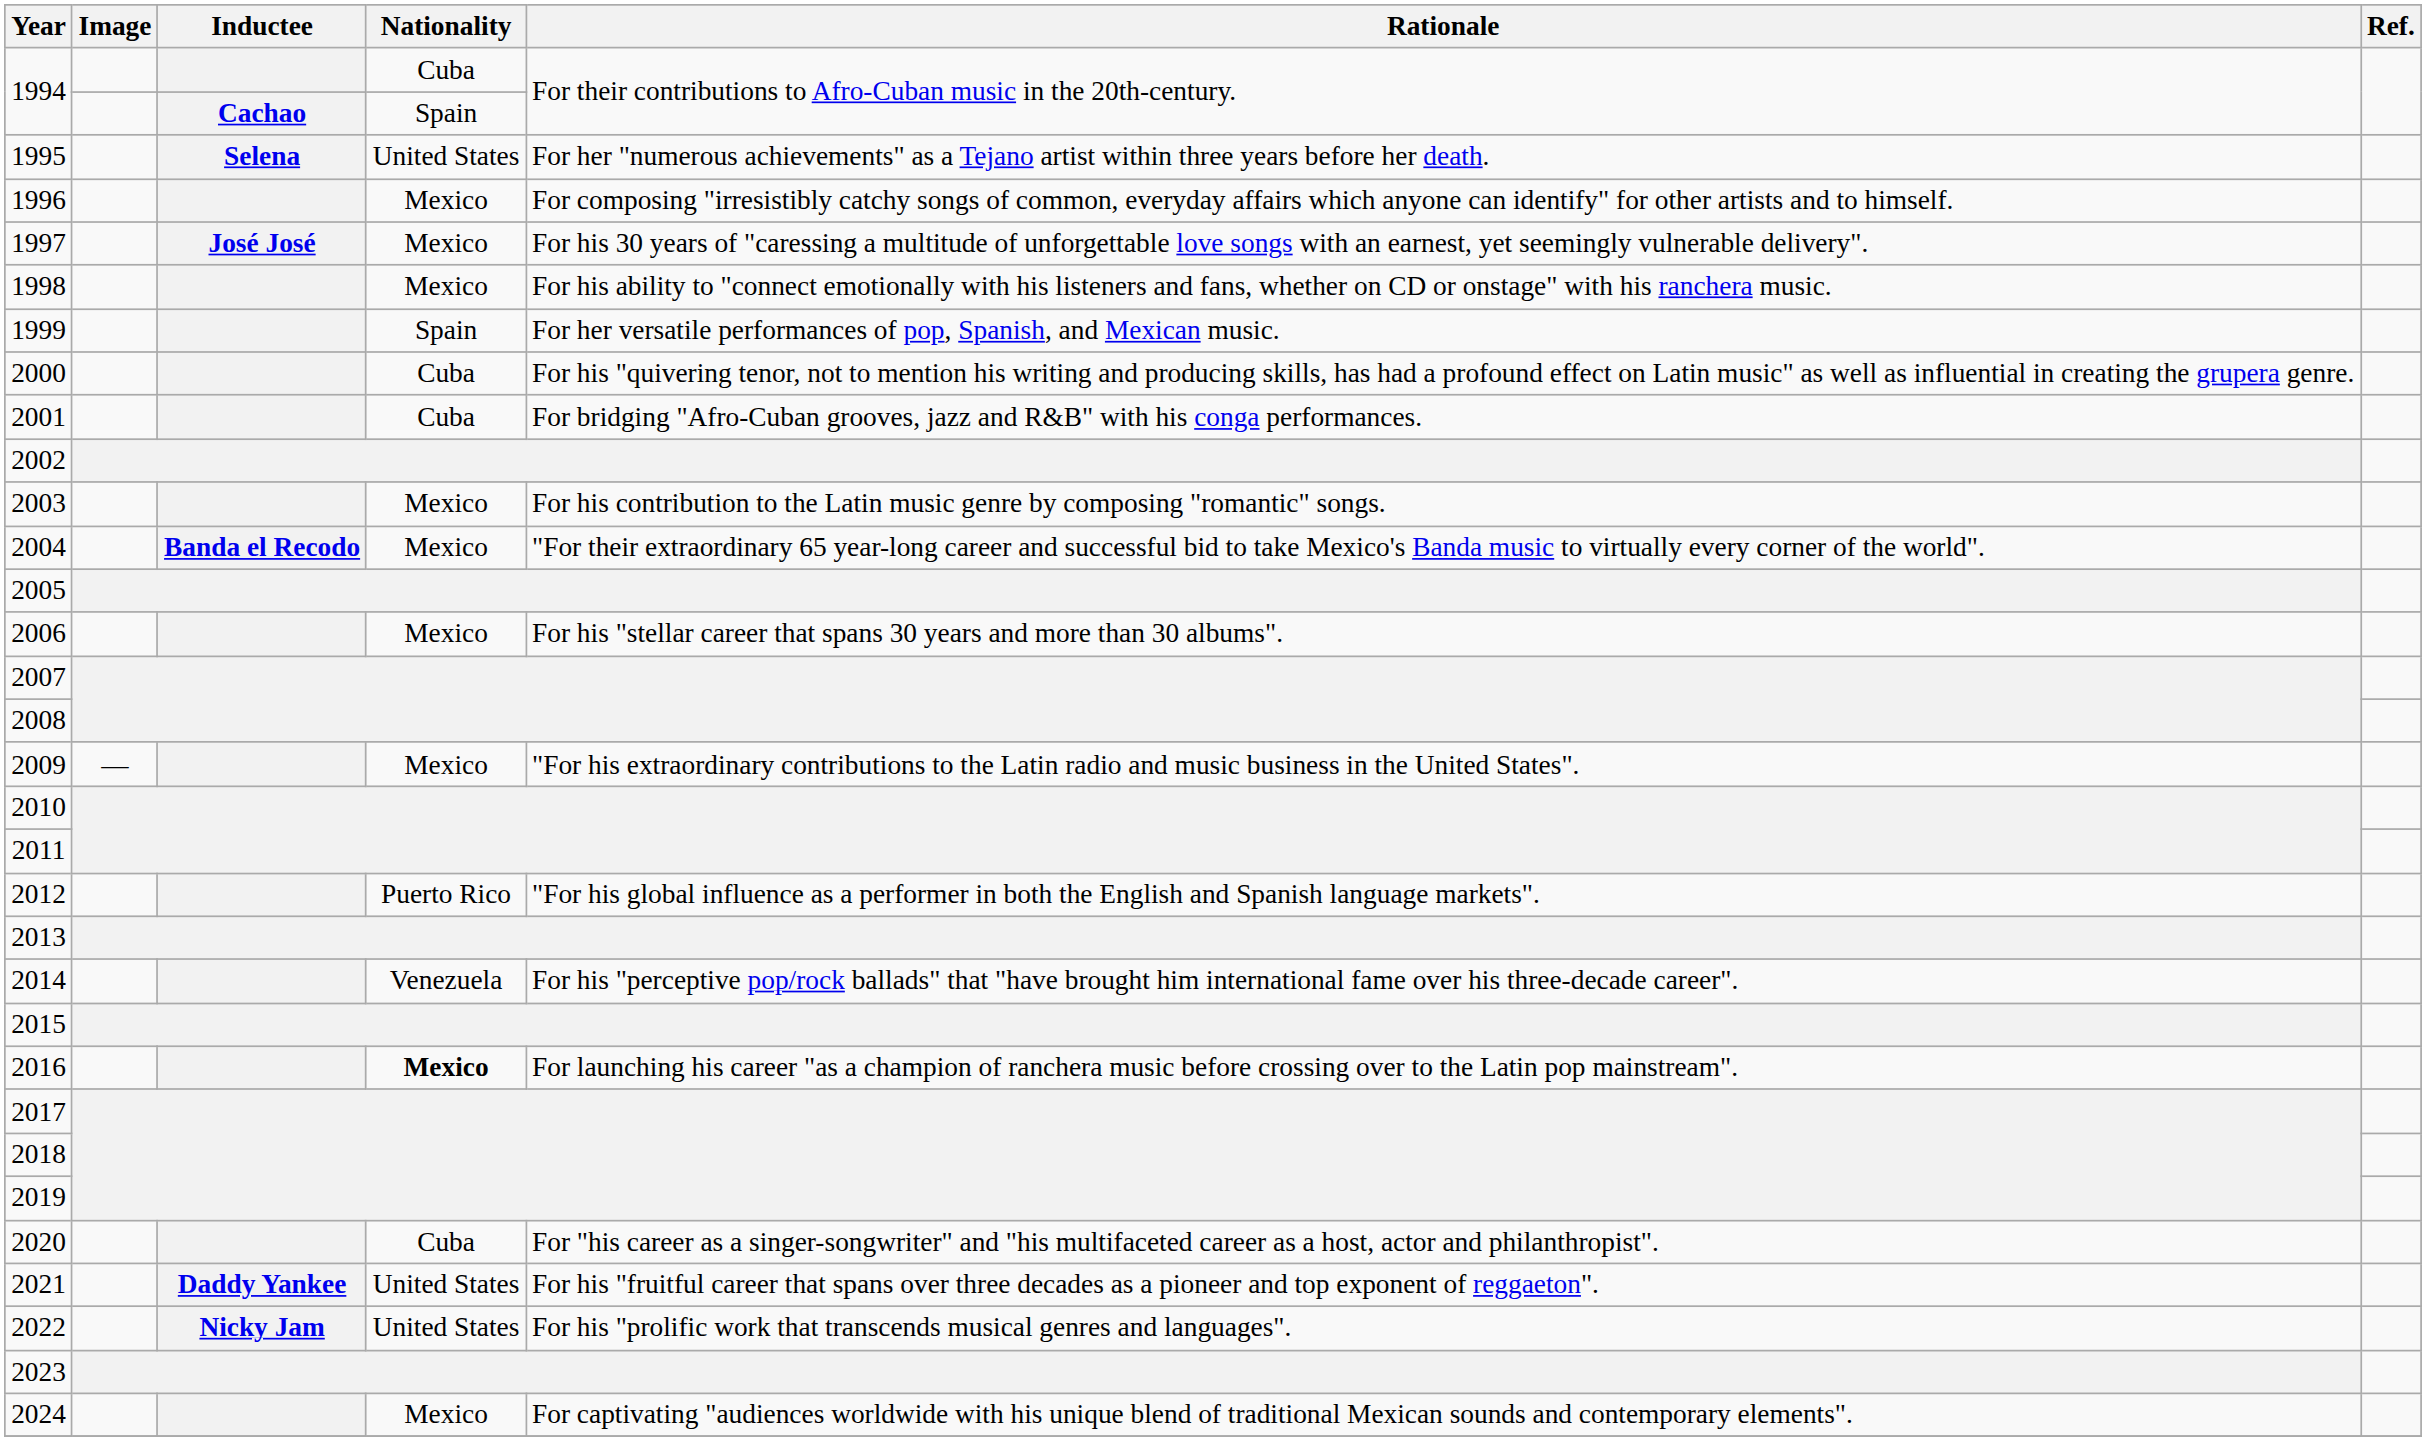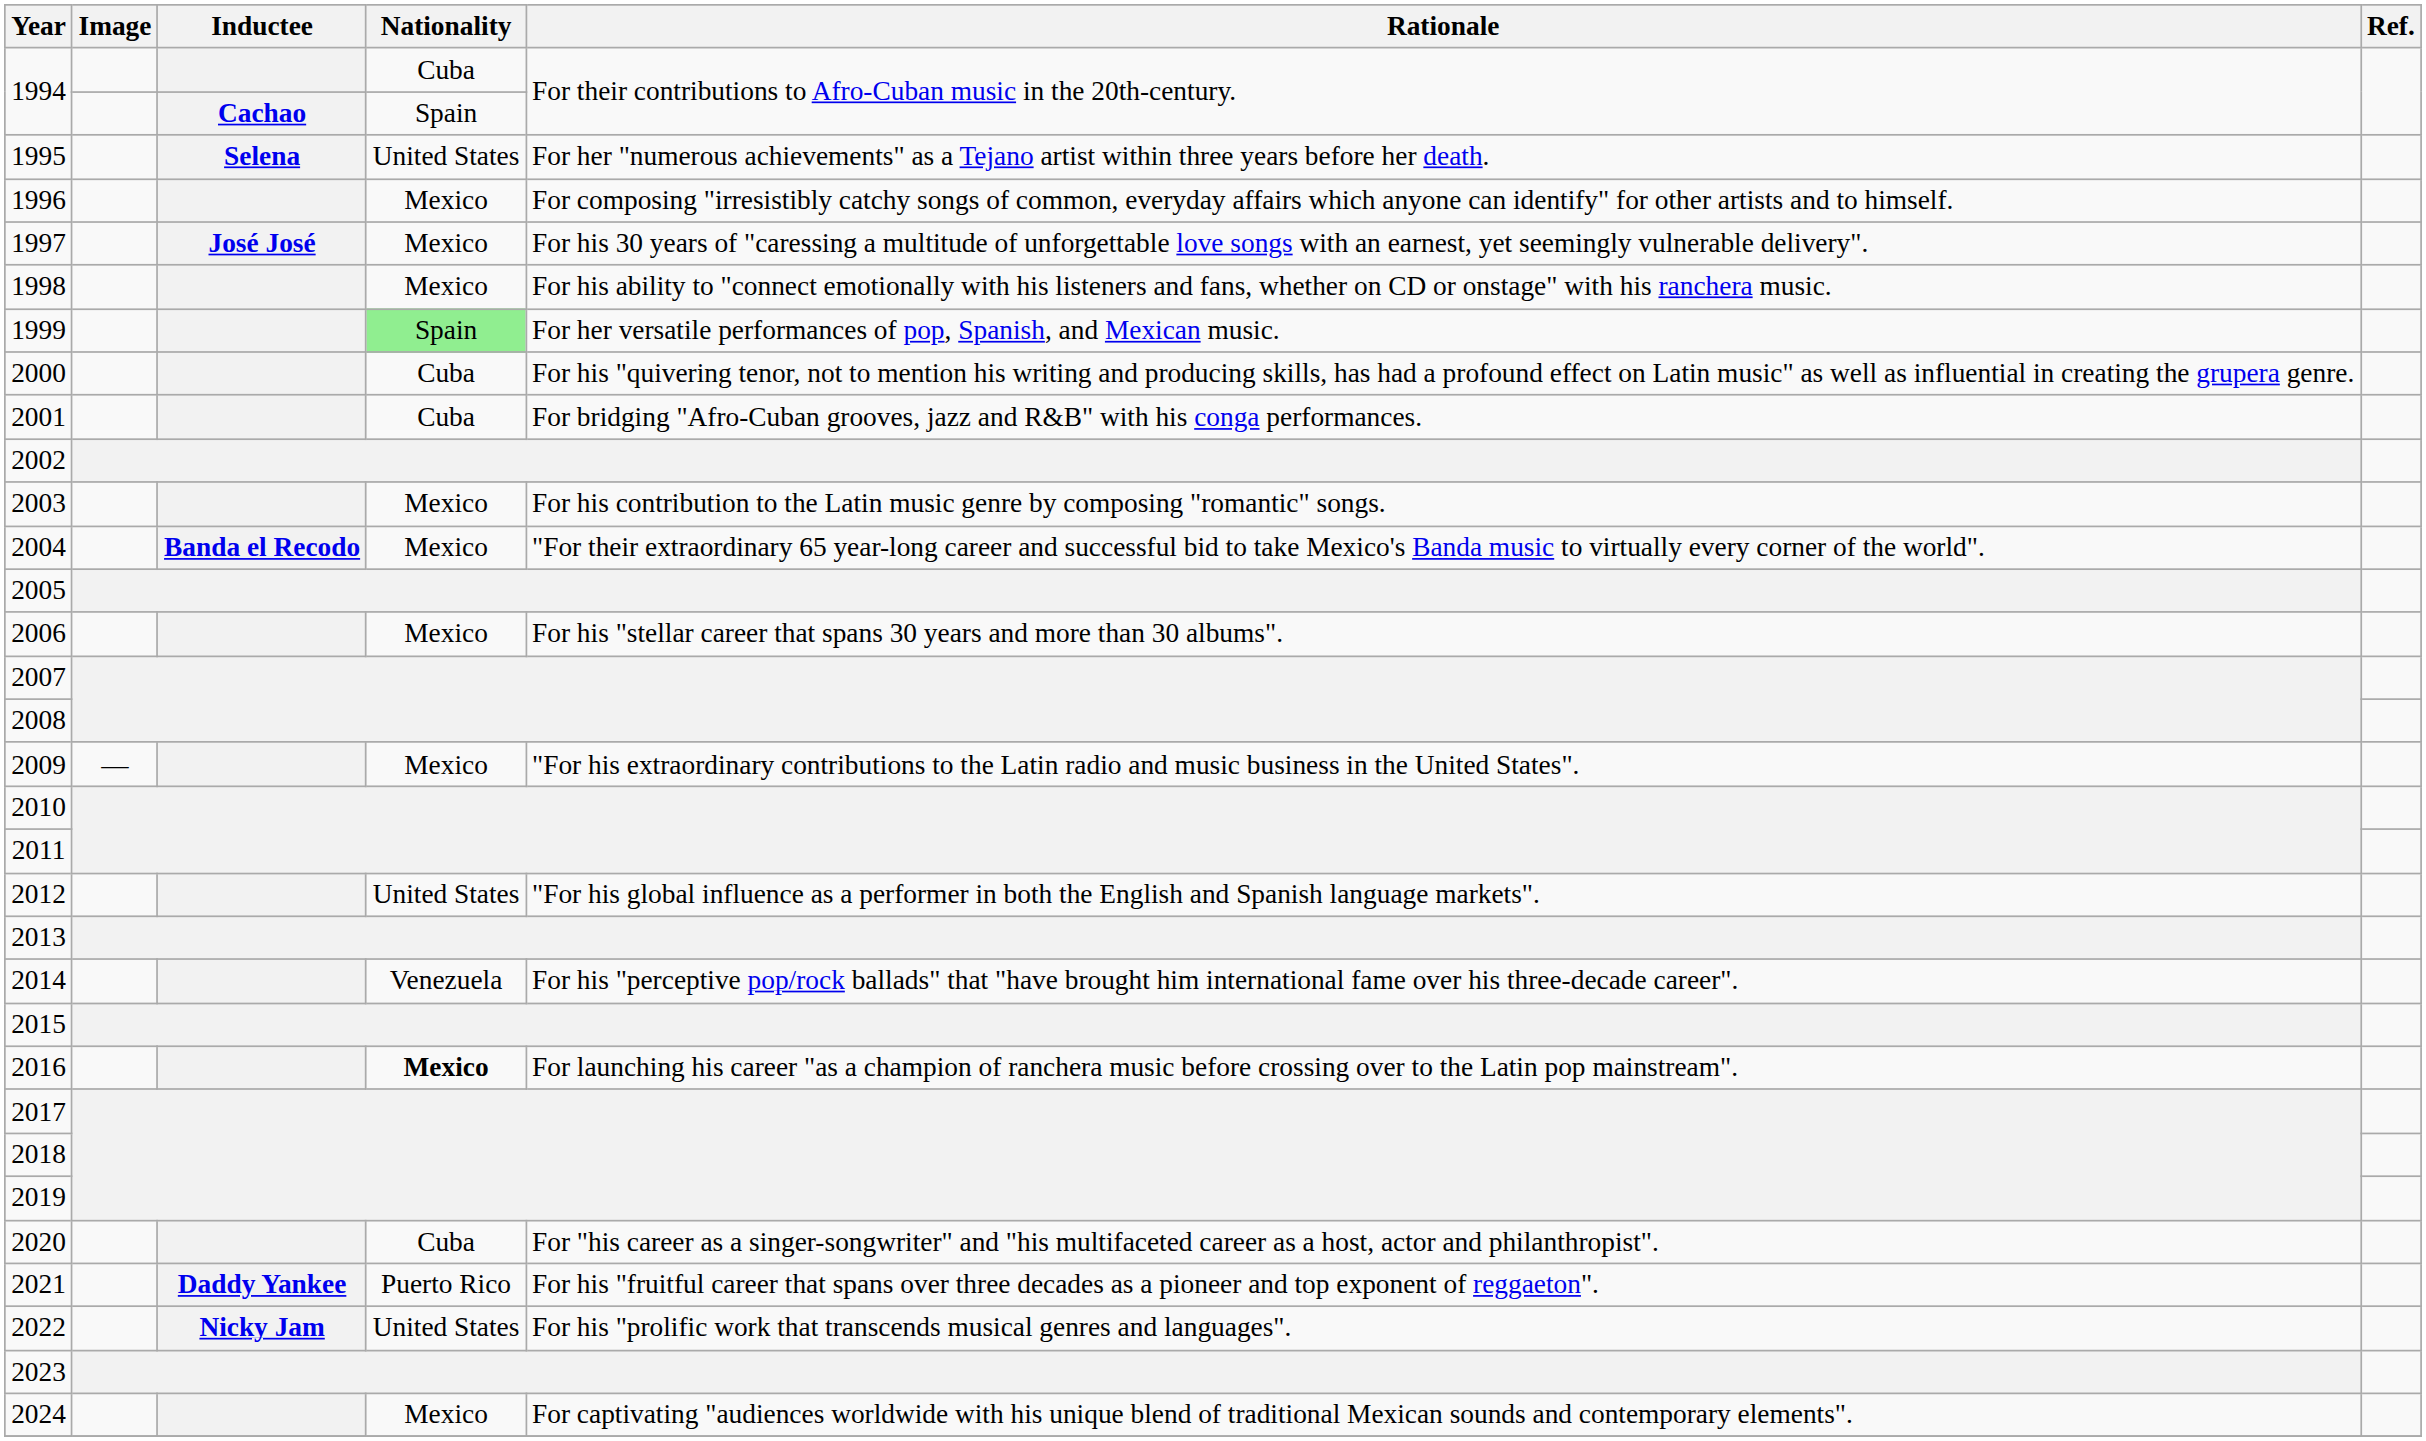(446, 329) no background -> (446, 329) lightgreen background
(446, 894) Puerto Rico -> (446, 894) United States
(446, 1284) United States -> (446, 1284) Puerto Rico
